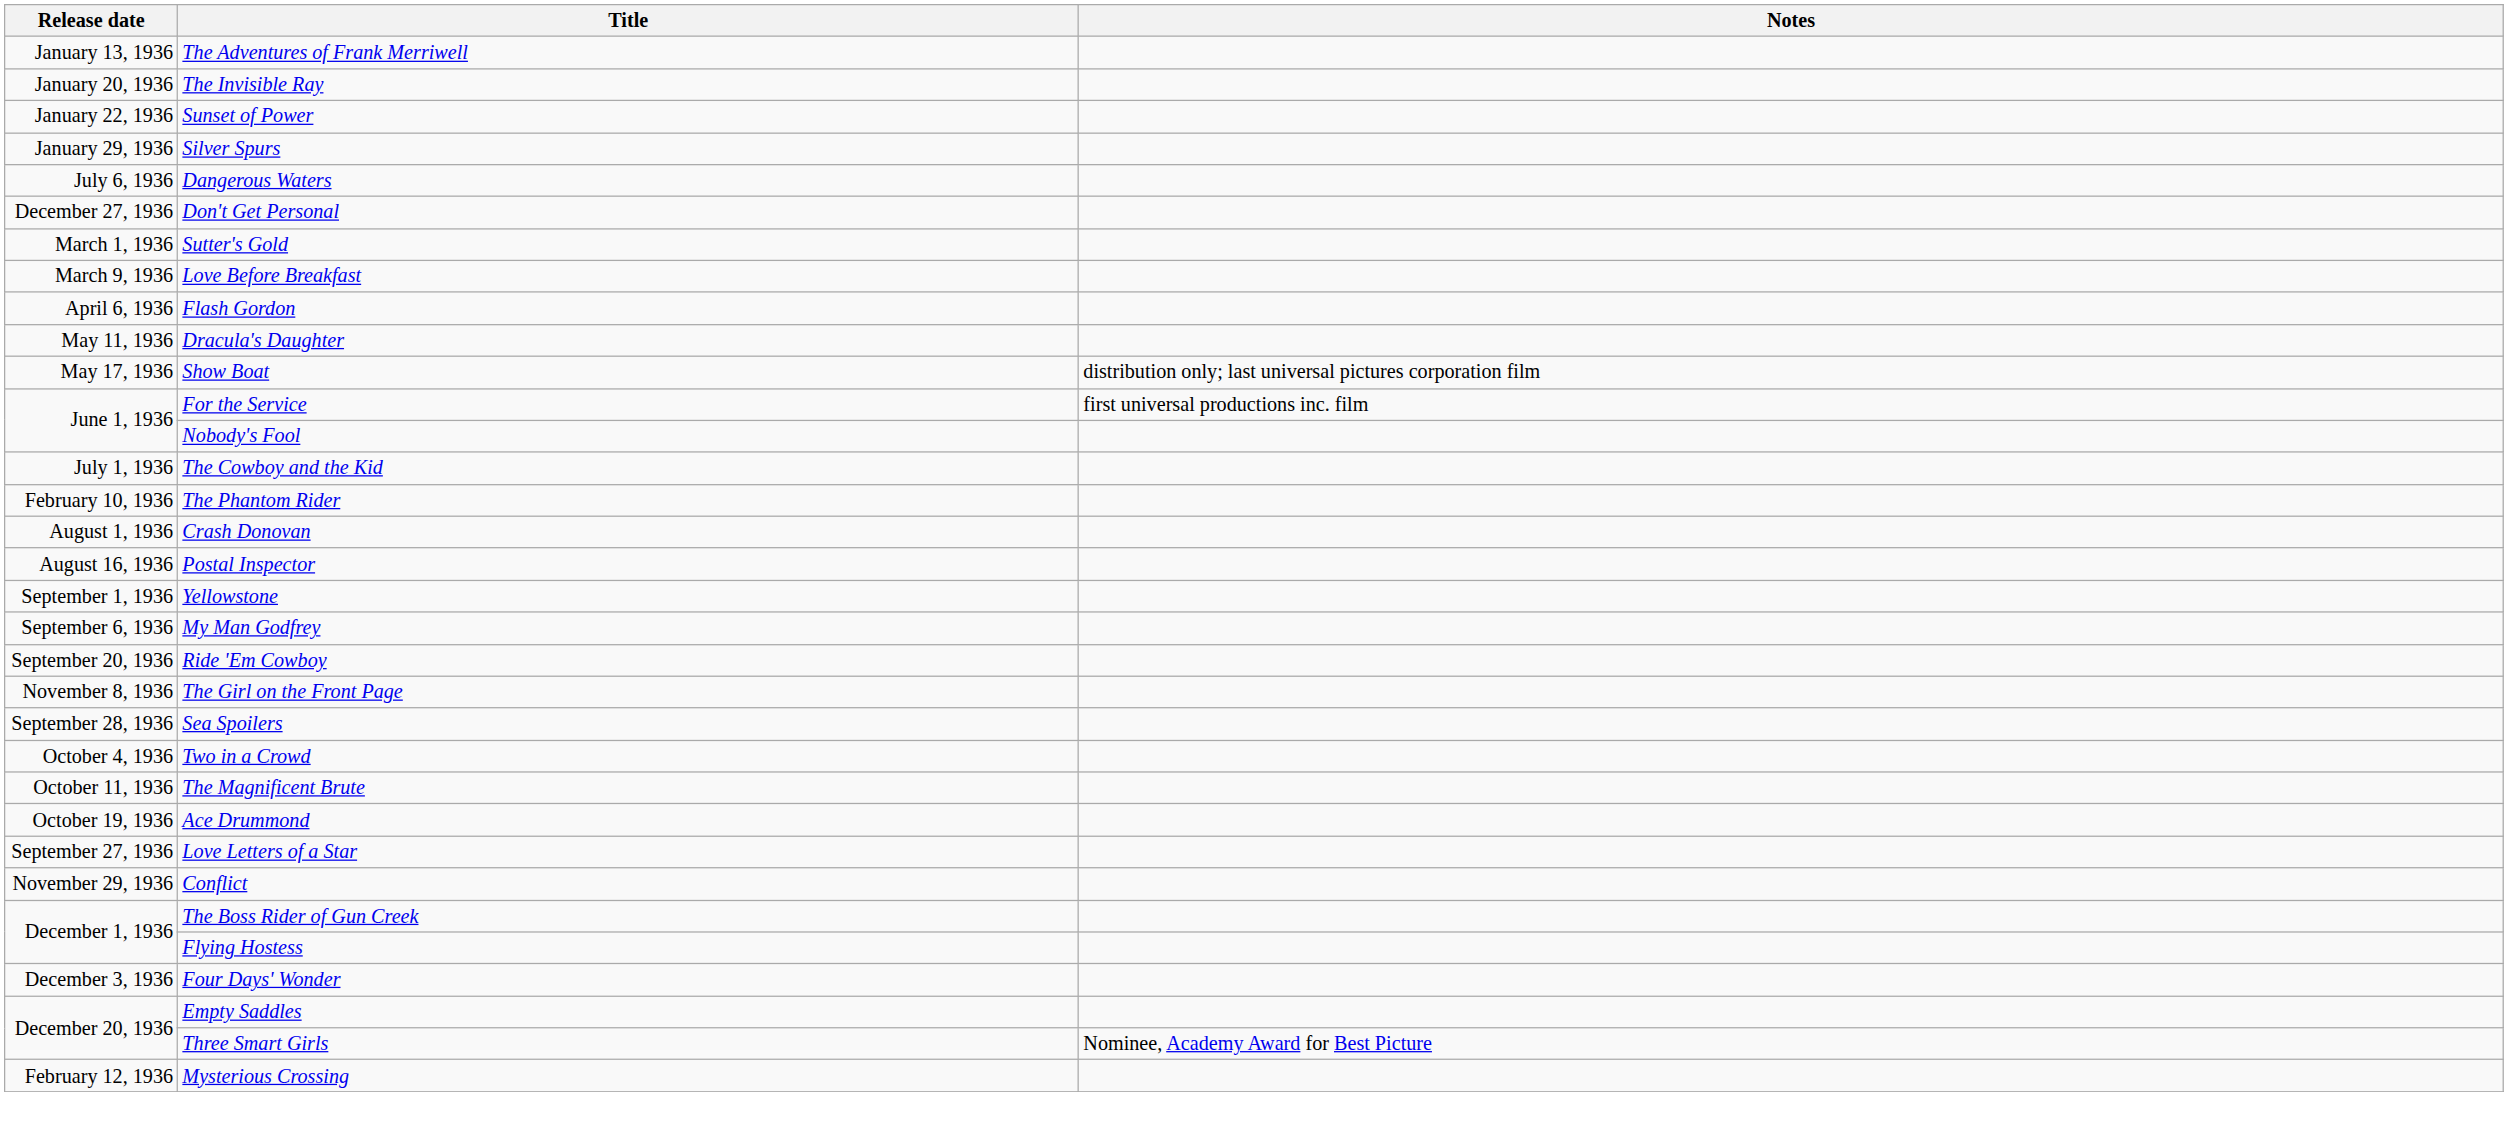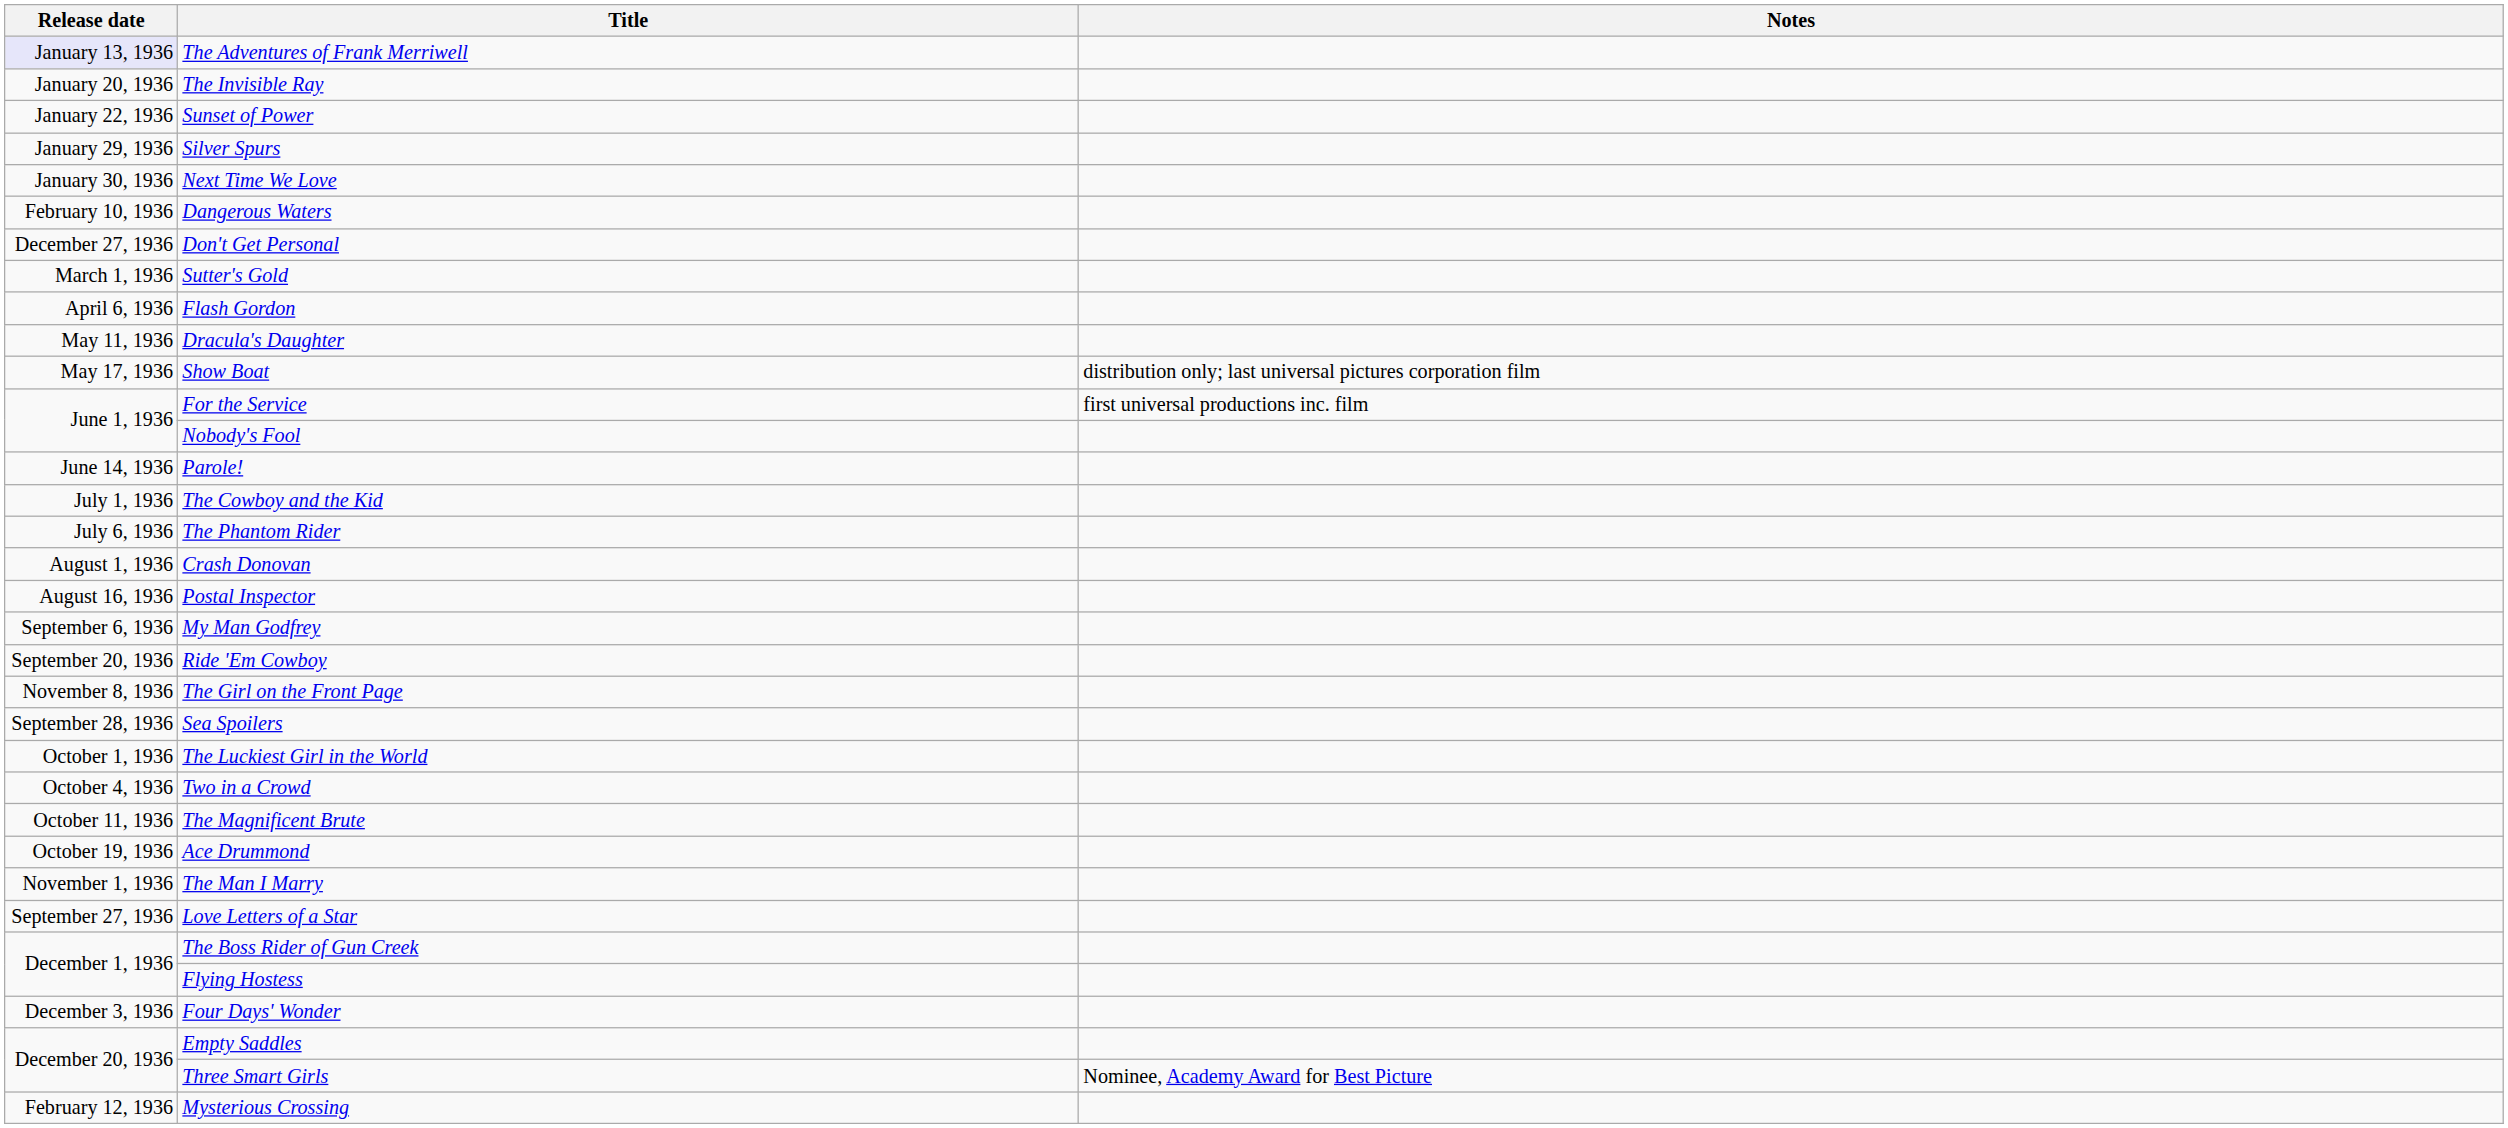(104, 52) no background -> (104, 52) lavender background
+ row: (260, 180)
(124, 180) July 6, 1936 -> (99, 212) February 10, 1936
- row: (272, 276)
+ row: (213, 468)
(99, 500) February 10, 1936 -> (124, 532) July 6, 1936
- row: (230, 595)
+ row: (305, 755)
+ row: (253, 883)
- row: (215, 883)
